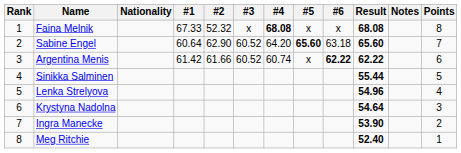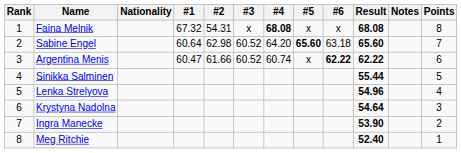(189, 28) 67.33 -> (189, 28) 67.32
(219, 28) 52.32 -> (219, 28) 54.31
(219, 44) 62.90 -> (219, 44) 62.98
(189, 60) 61.42 -> (189, 60) 60.47
